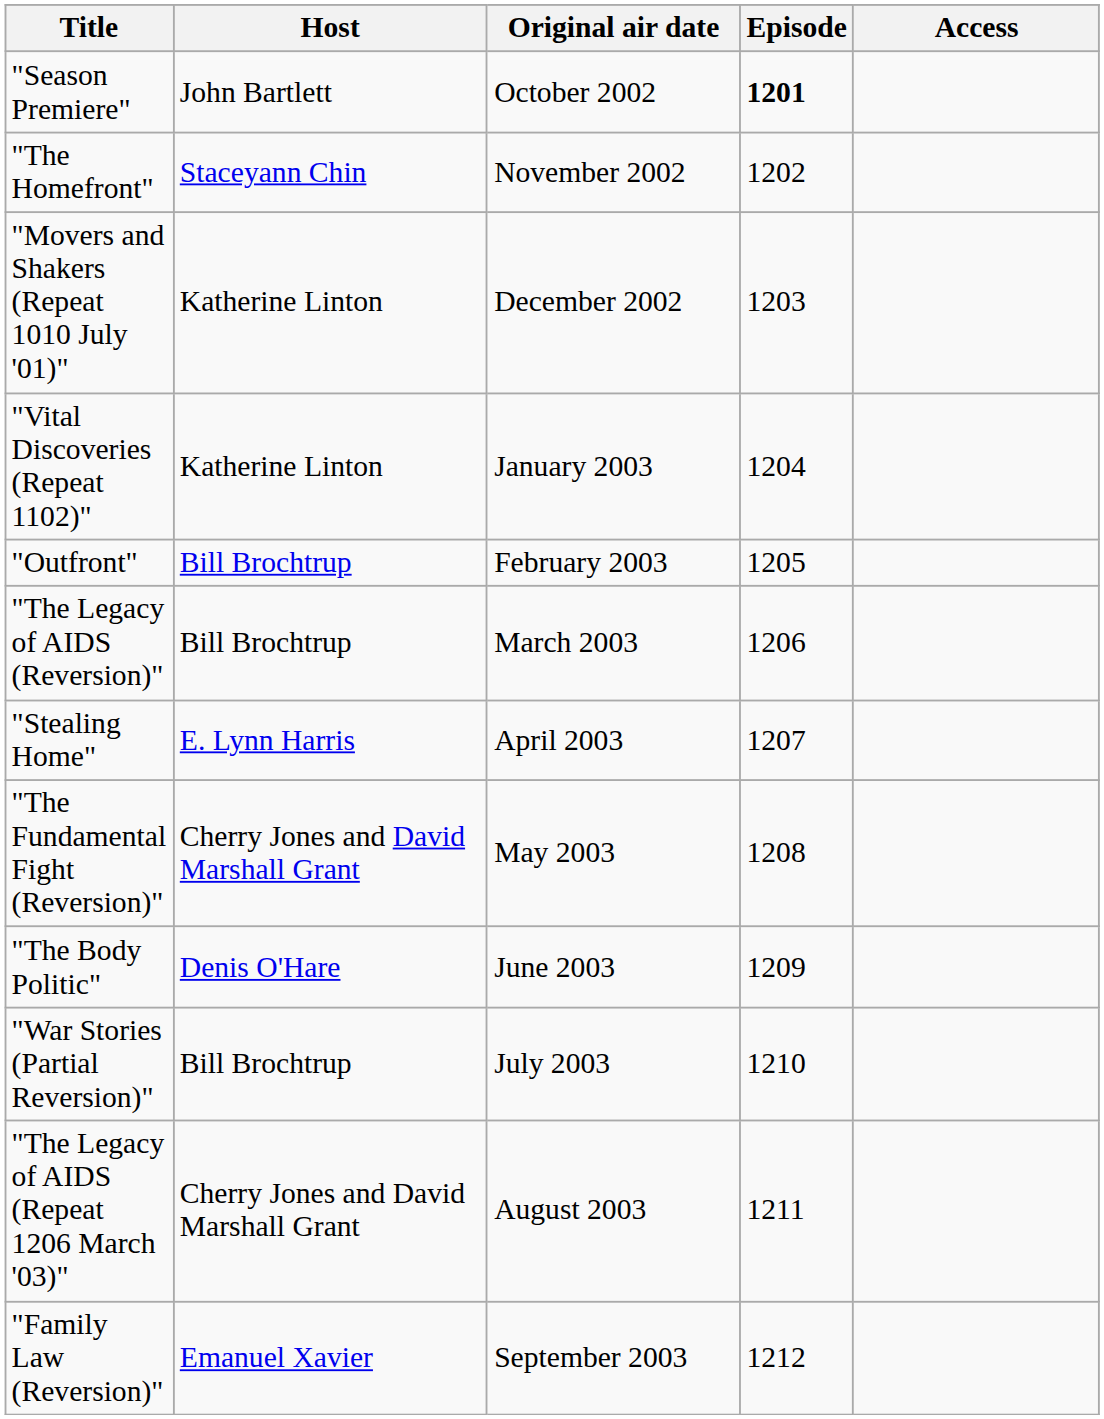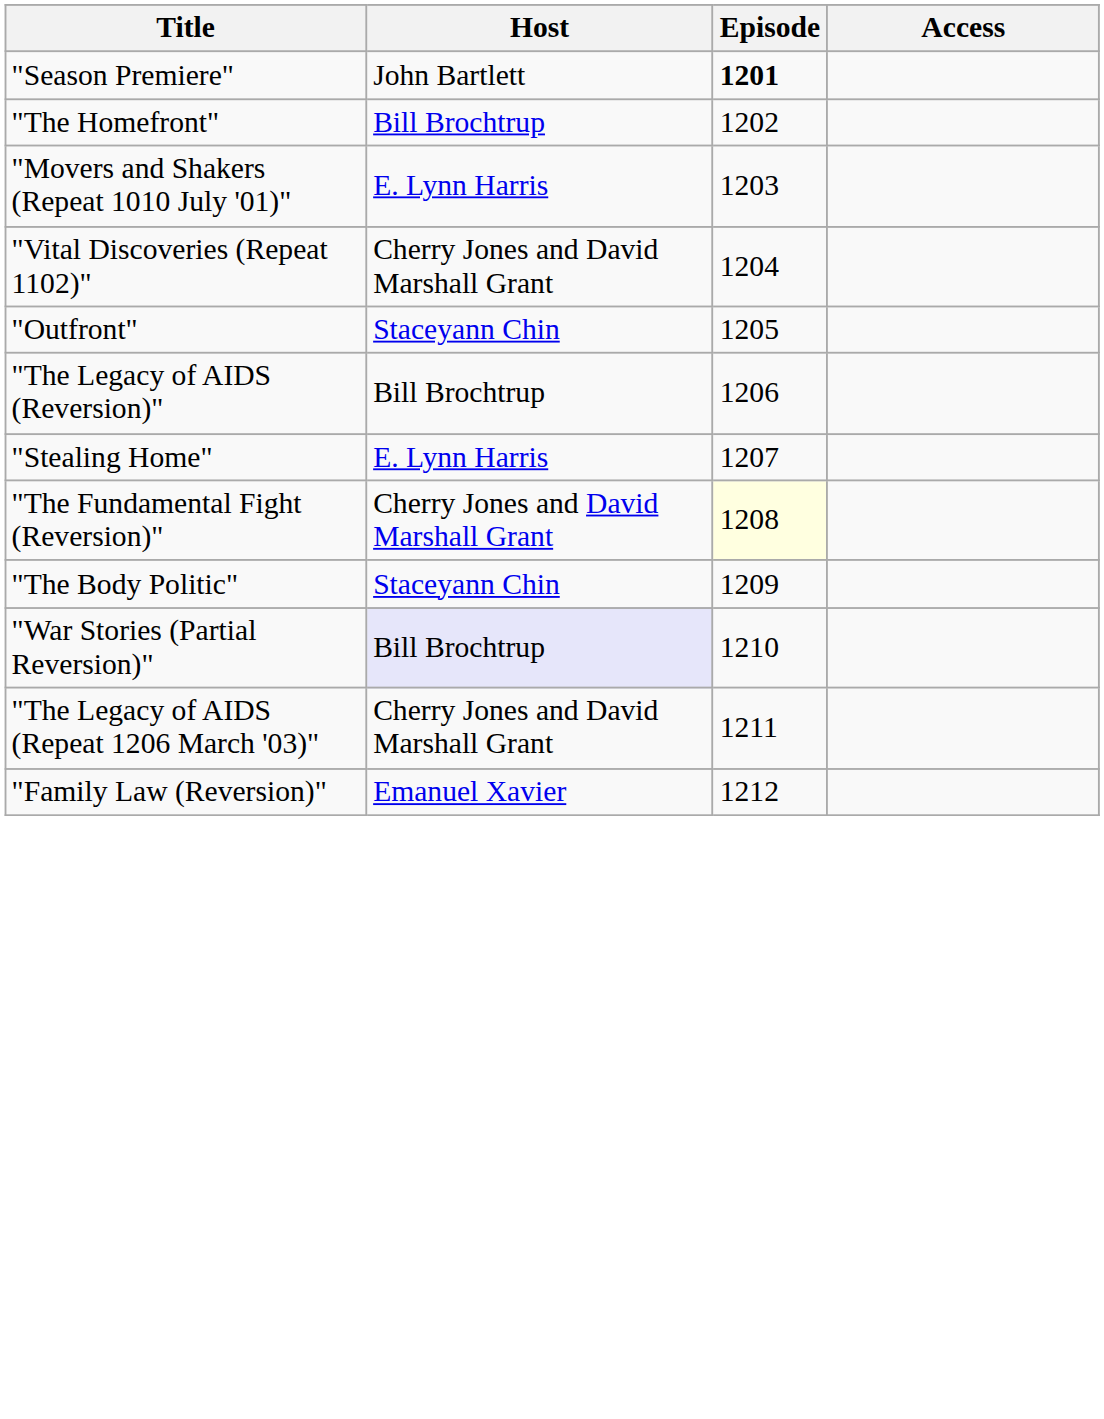- column: (613, 27)
(273, 171) Staceyann Chin -> (459, 121) Bill Brochtrup
(281, 302) Katherine Linton -> (461, 185) E. Lynn Harris
(281, 465) Katherine Linton -> (516, 265) Cherry Jones and David Marshall Grant
(266, 562) Bill Brochtrup -> (466, 329) Staceyann Chin
(776, 853) no background -> (749, 520) lightyellow background
(260, 966) Denis O'Hare -> (466, 583) Staceyann Chin
(266, 1063) no background -> (459, 647) lavender background
